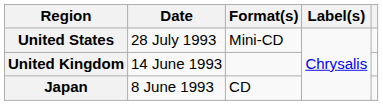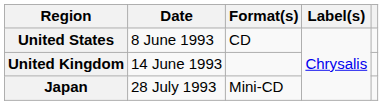(174, 40) 28 July 1993 -> (172, 40) 8 June 1993
(256, 40) Mini-CD -> (240, 40) CD
(172, 87) 8 June 1993 -> (174, 87) 28 July 1993
(240, 87) CD -> (256, 87) Mini-CD
